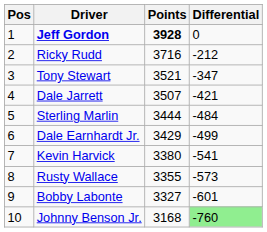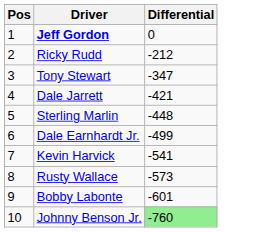- column: (167, 15)
(205, 116) -484 -> (160, 116) -448
